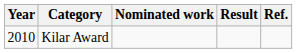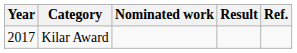(21, 37) 2010 -> (21, 37) 2017
